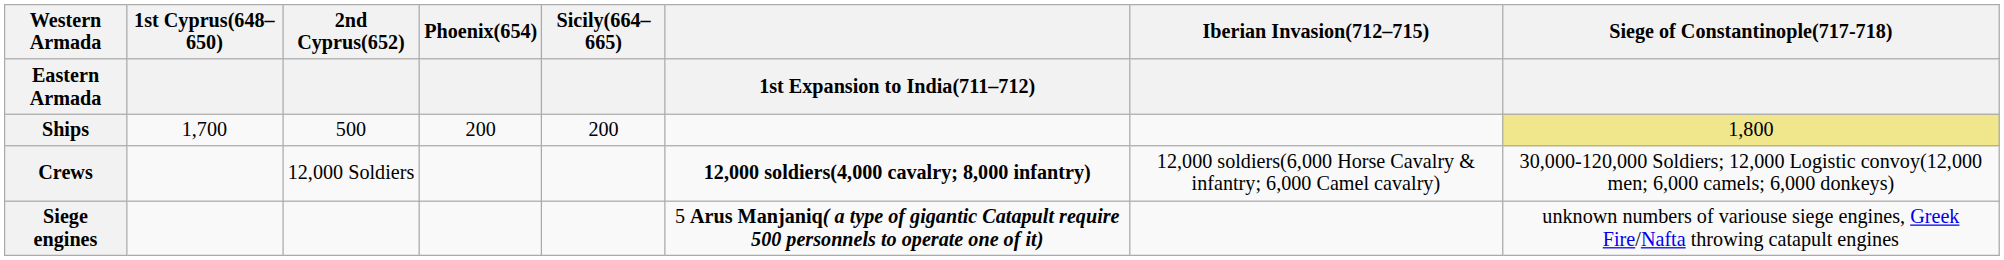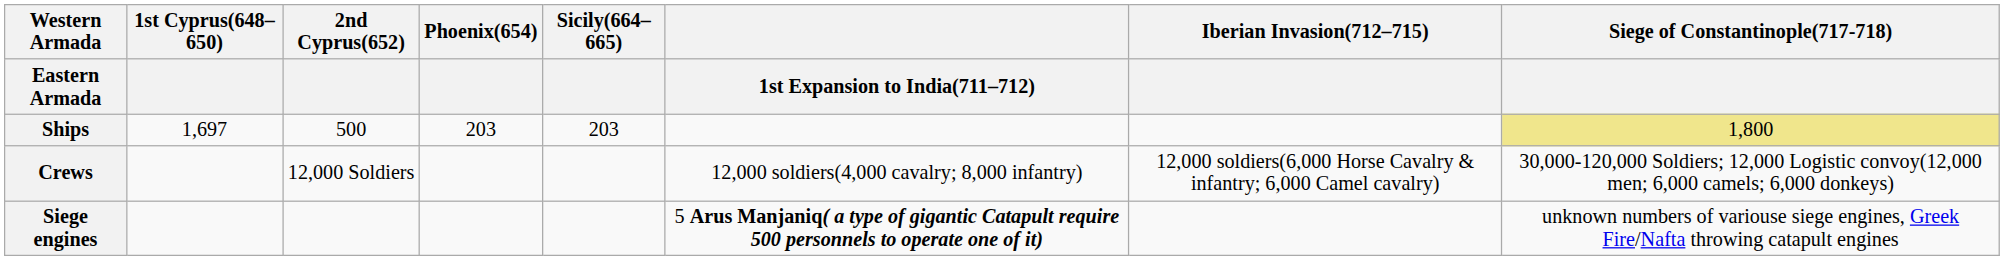(204, 129) 1,700 -> (204, 129) 1,697
(481, 129) 200 -> (481, 129) 203
(604, 129) 200 -> (604, 129) 203
(897, 173) bold -> (897, 173) normal
